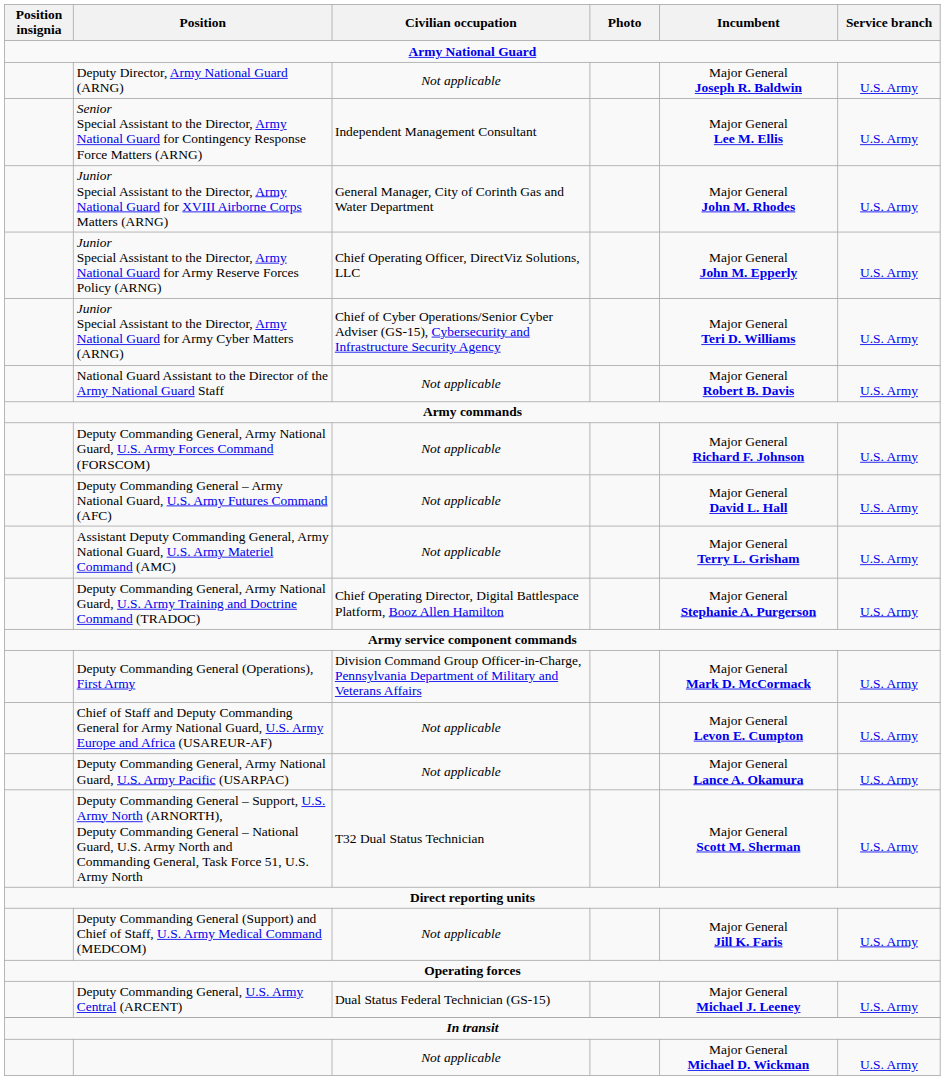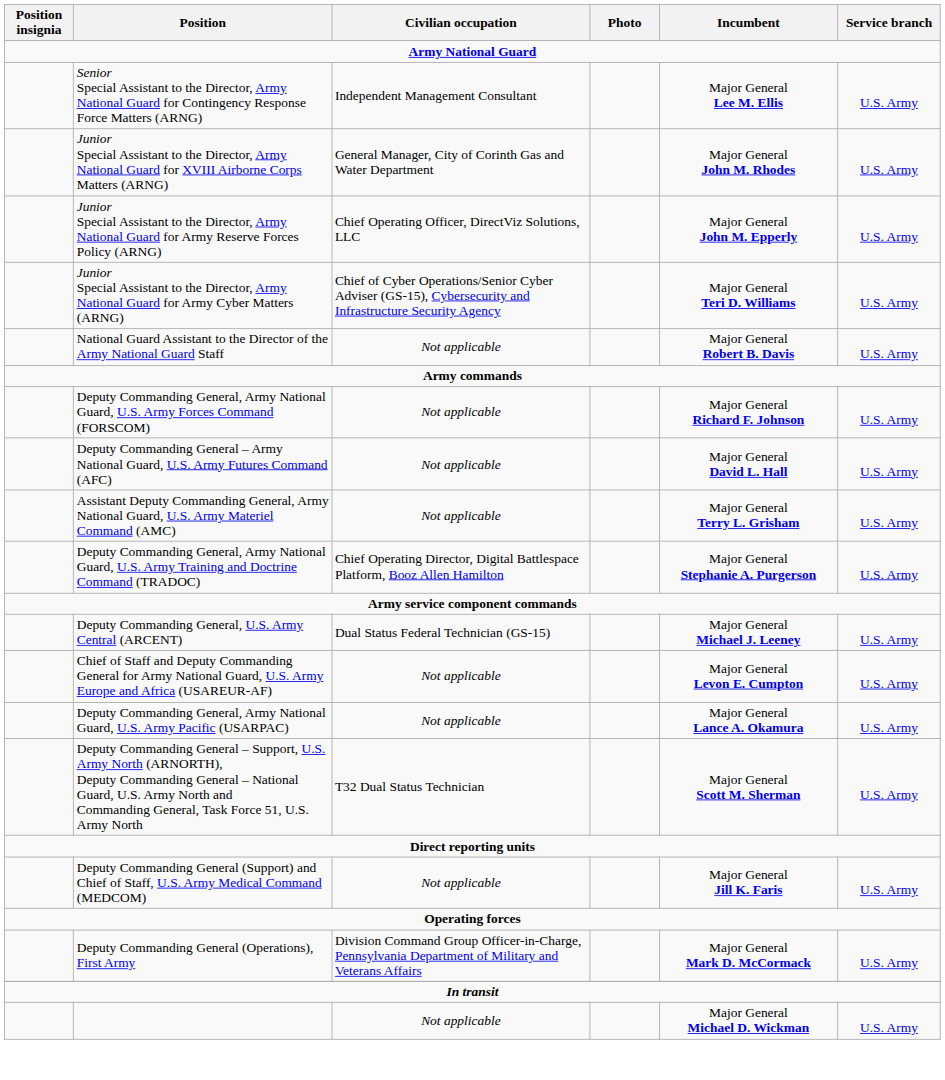- row: (182, 80)
rows swapped: (190, 999) <-> (195, 676)
